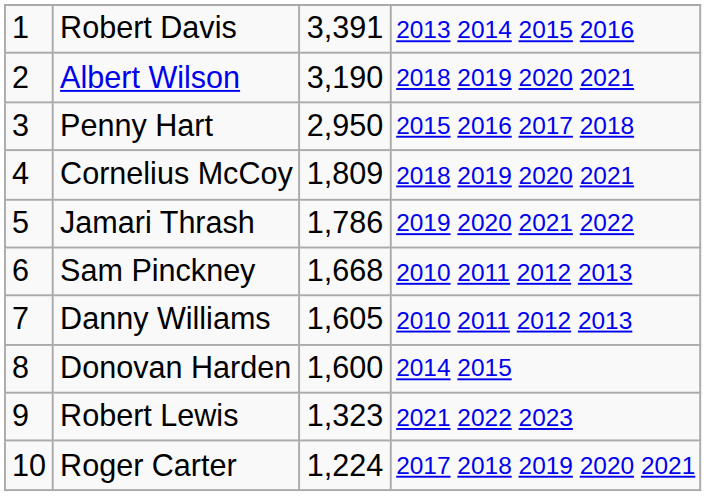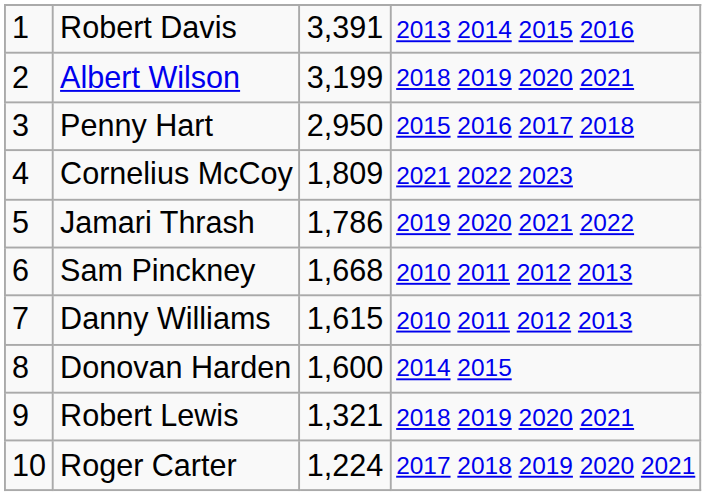(345, 77) 3,190 -> (345, 77) 3,199
(515, 175) 2018 2019 2020 2021 -> (485, 175) 2021 2022 2023
(345, 319) 1,605 -> (345, 319) 1,615
(345, 416) 1,323 -> (345, 416) 1,321
(485, 417) 2021 2022 2023 -> (515, 417) 2018 2019 2020 2021
